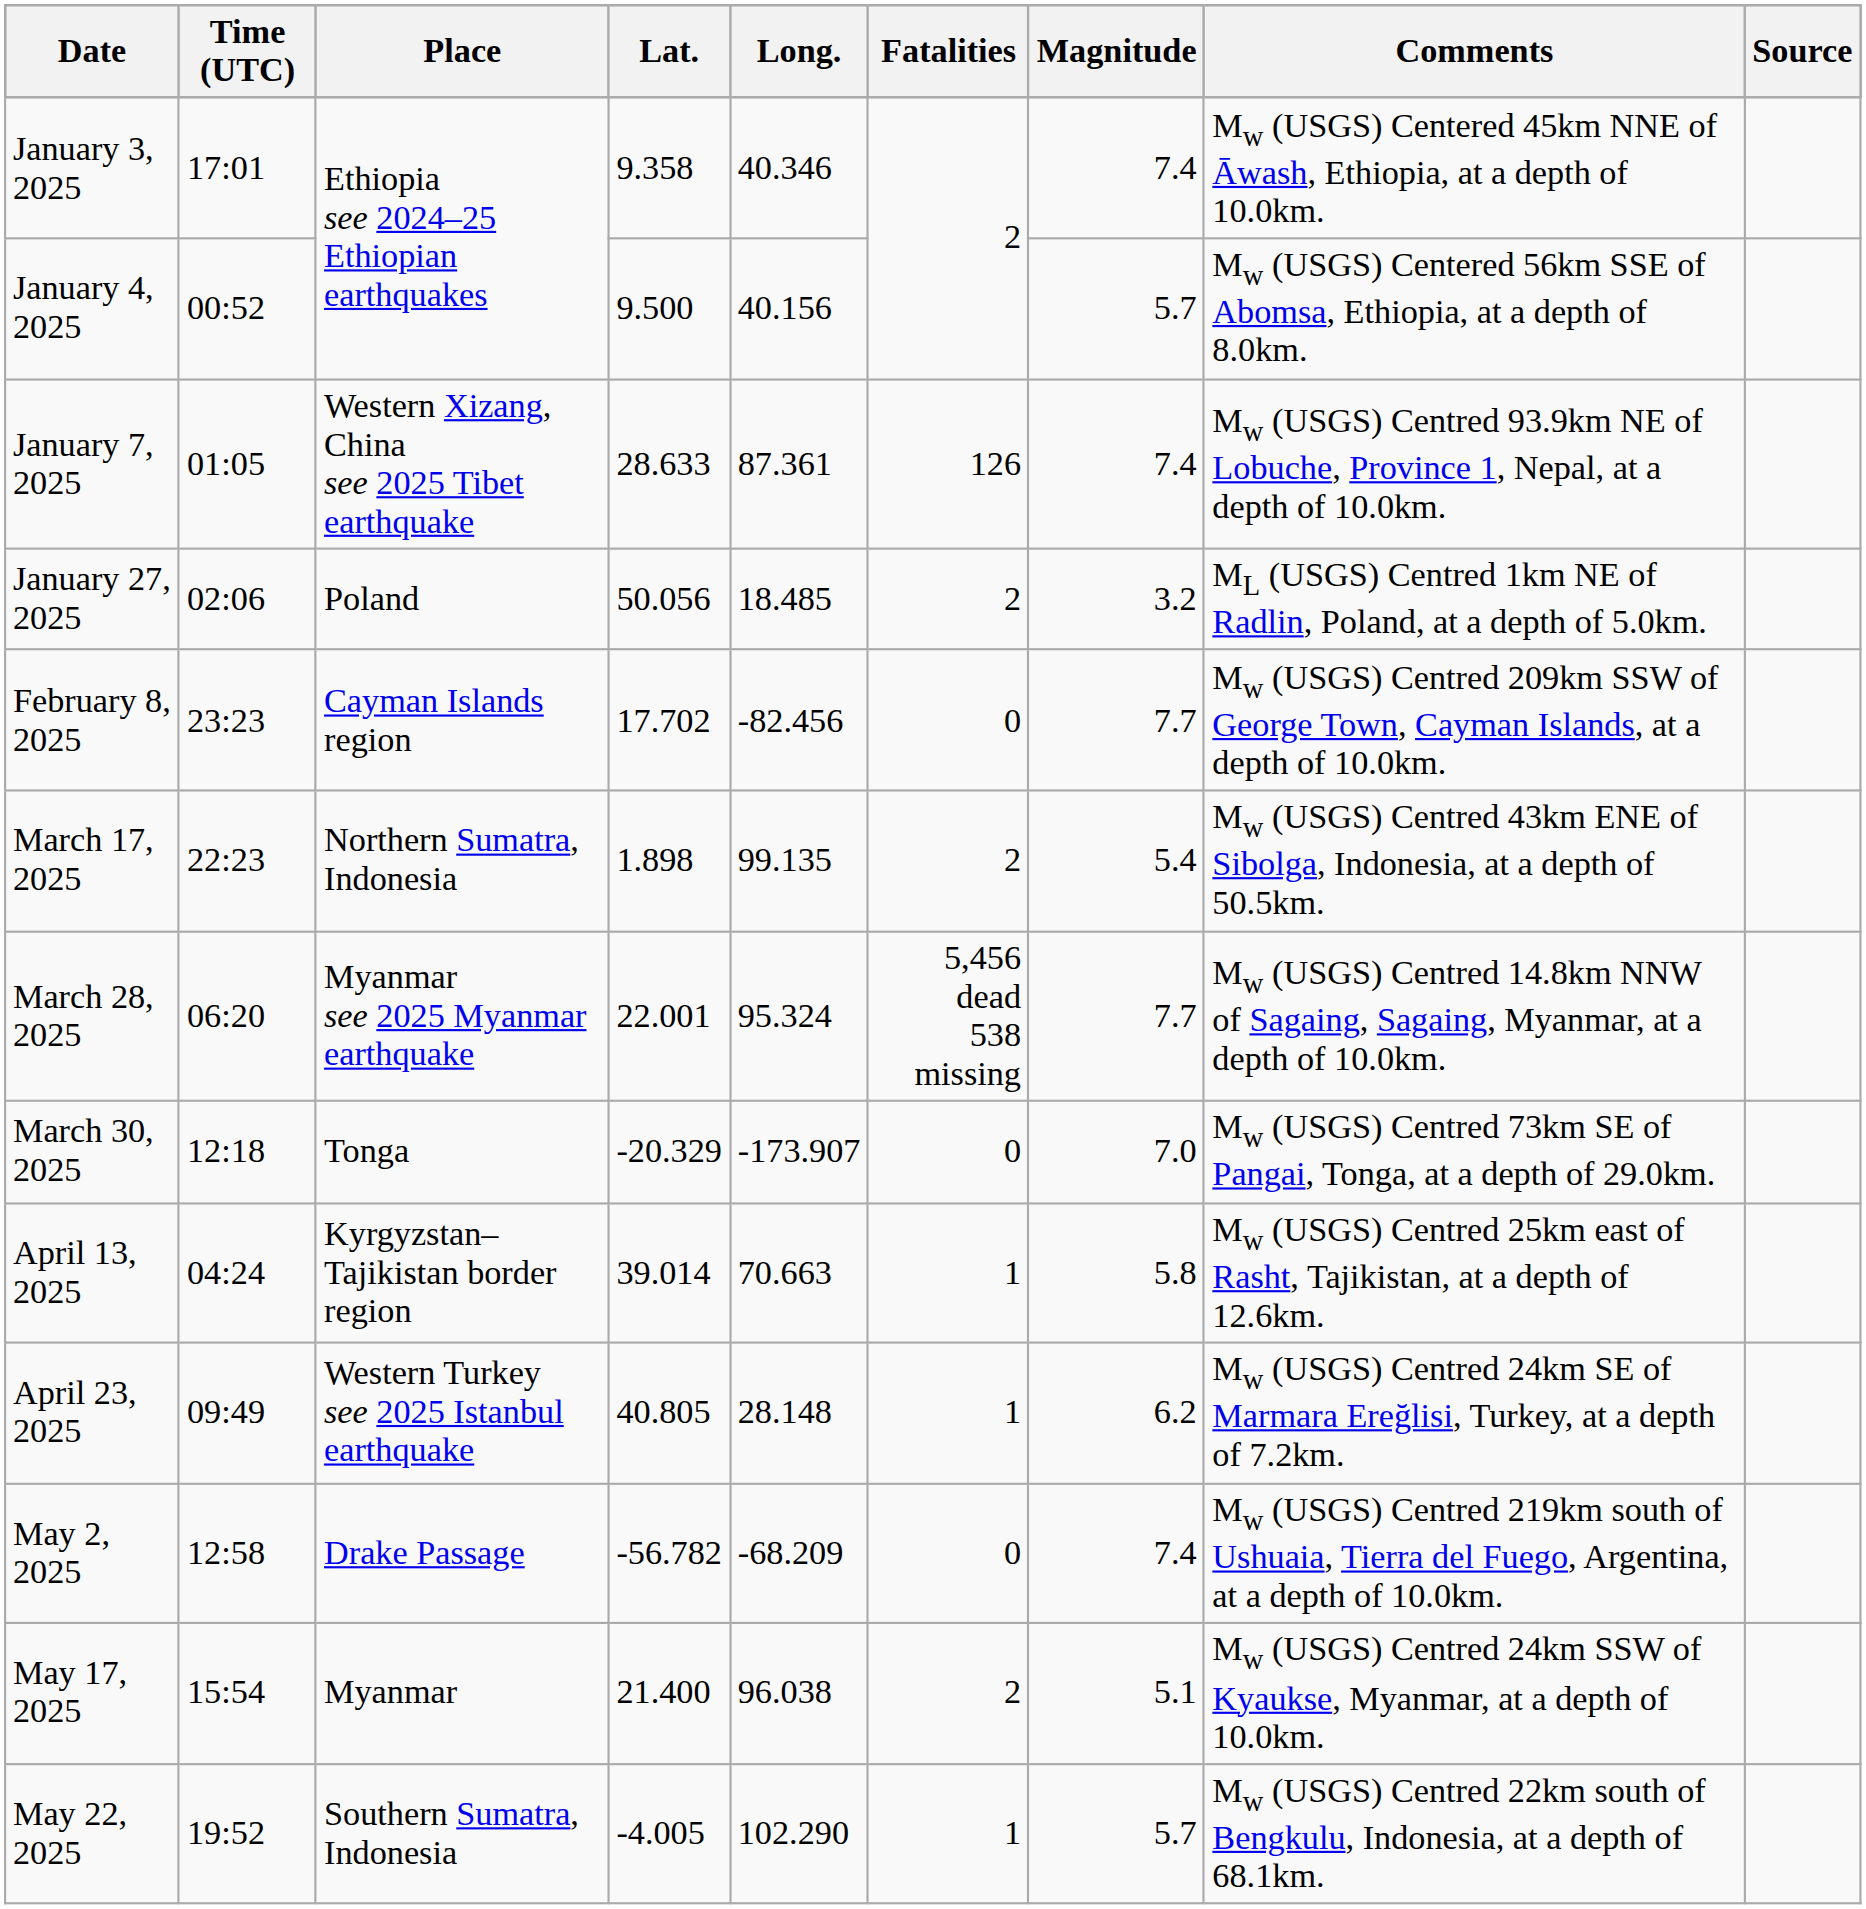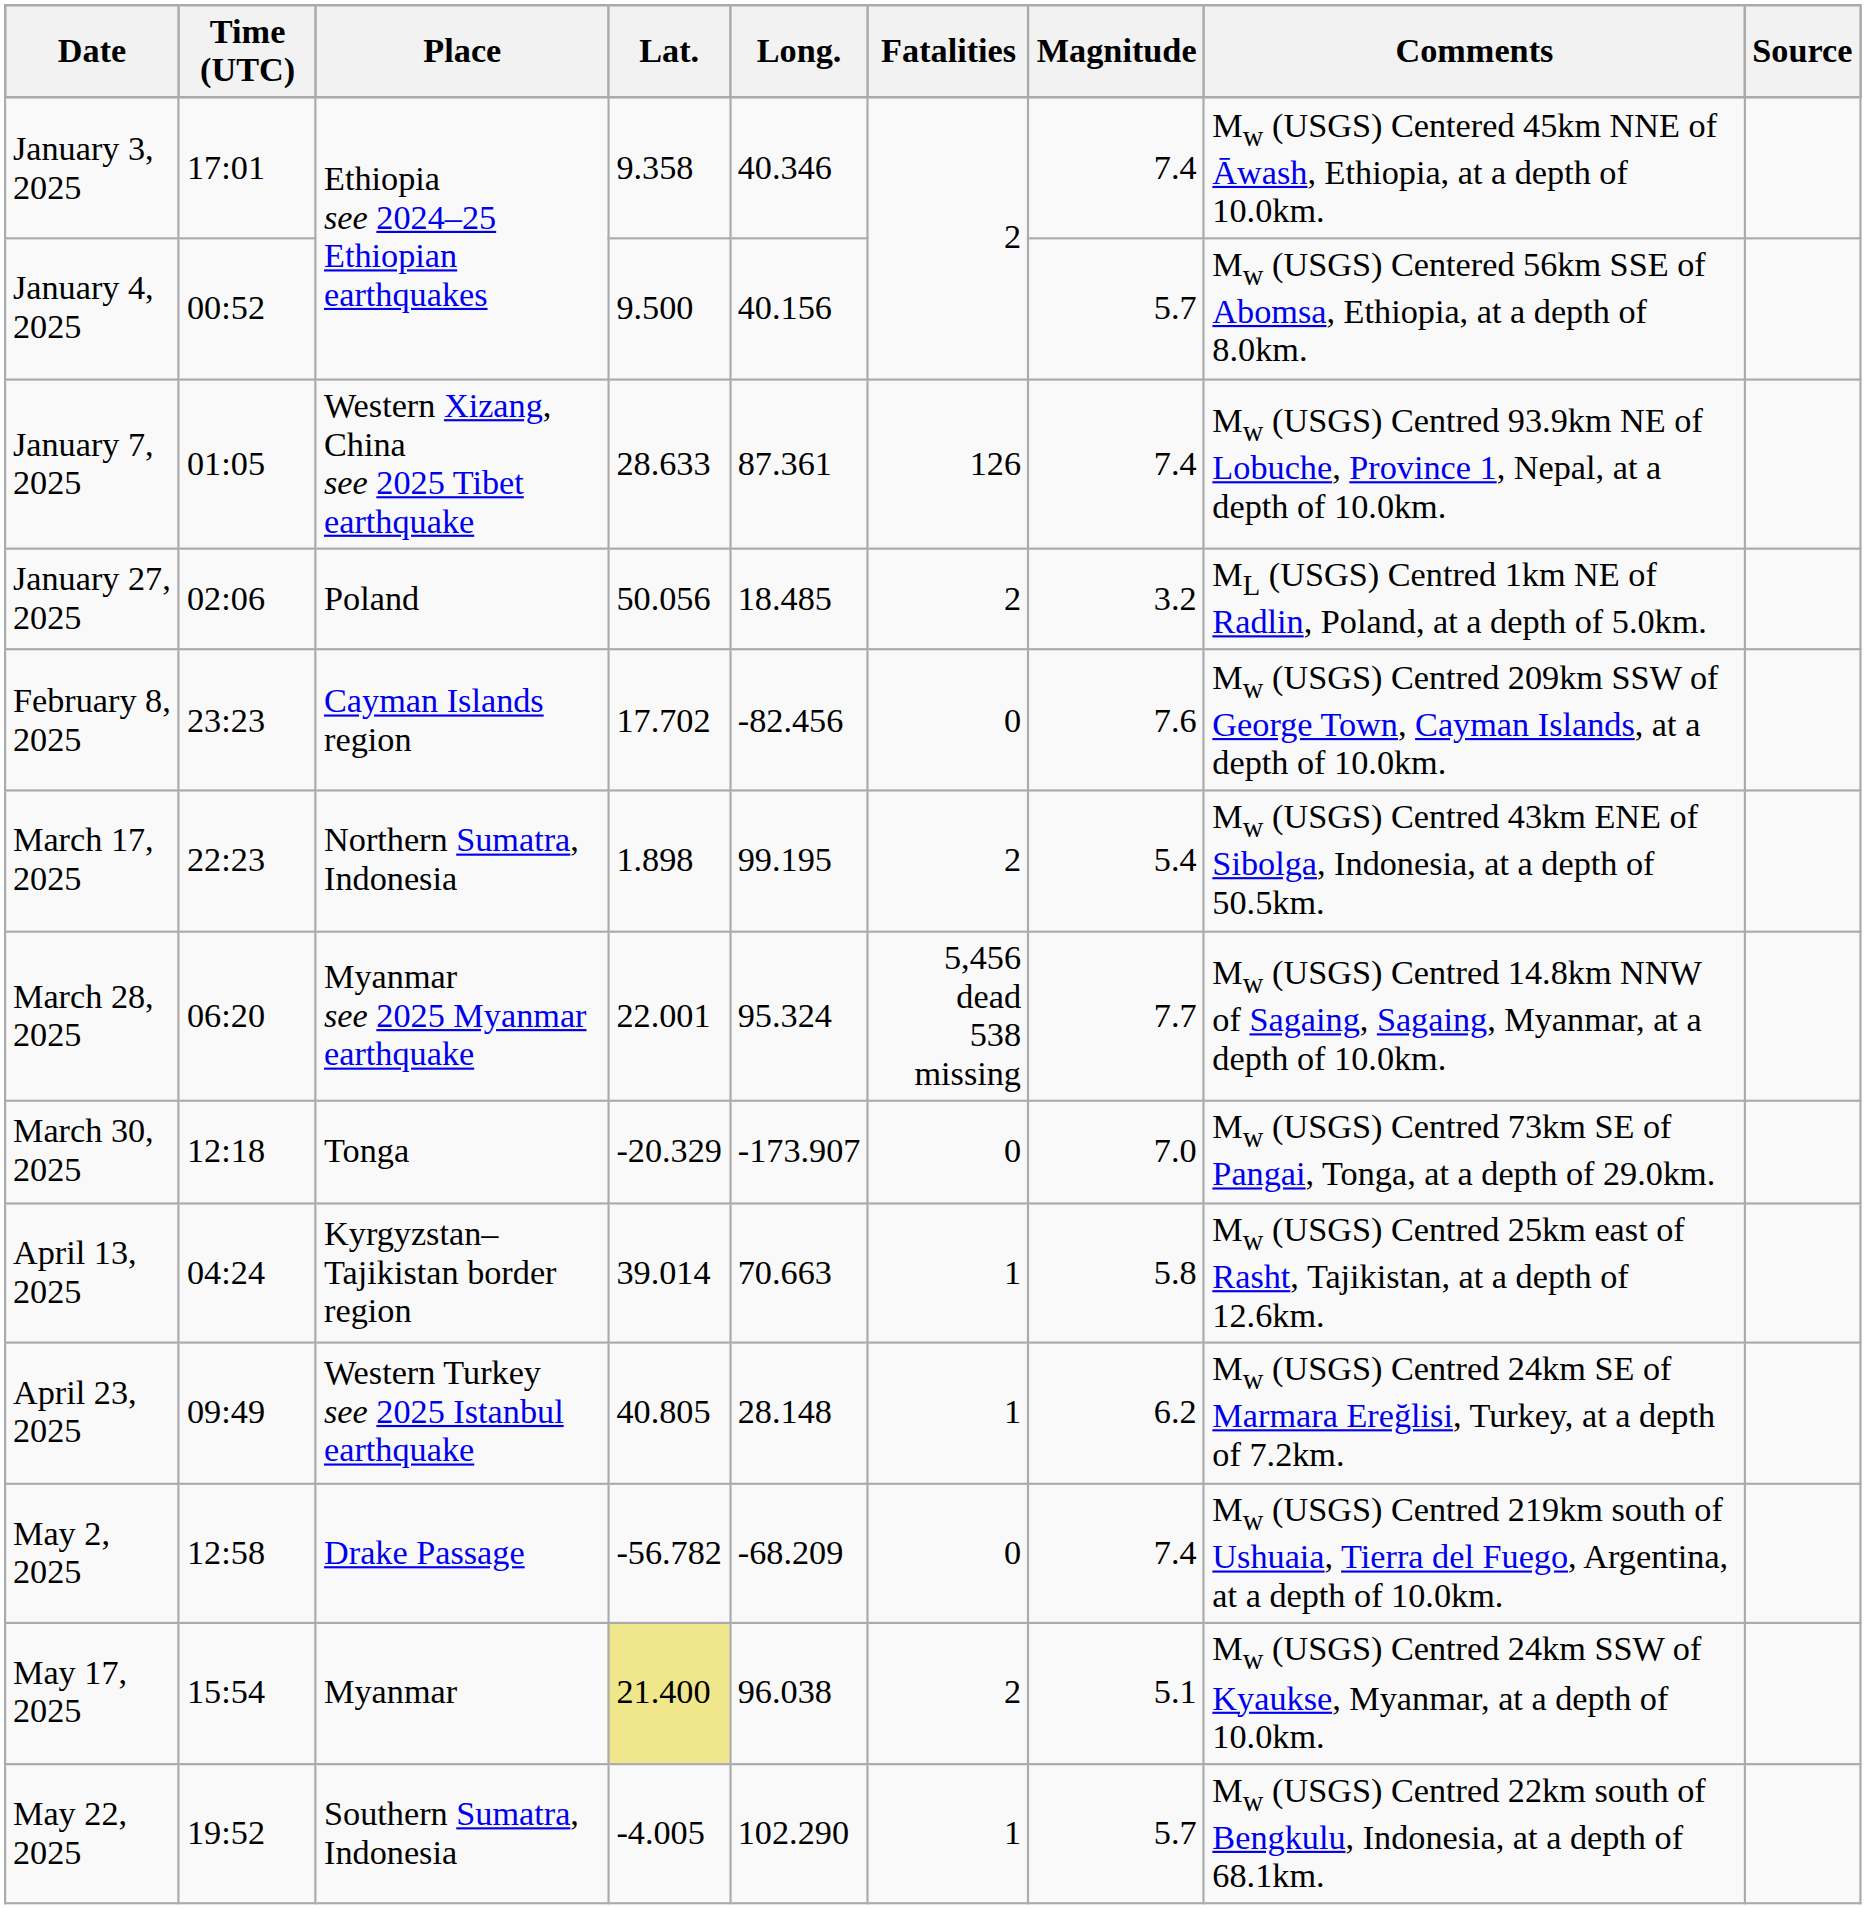(1175, 719) 7.7 -> (1175, 719) 7.6
(785, 860) 99.135 -> (785, 860) 99.195
(663, 1692) no background -> (663, 1692) khaki background
